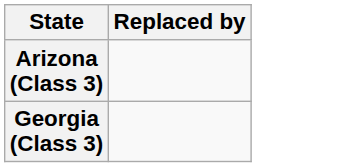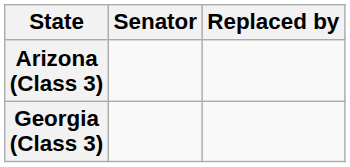+ column: (155, 22)
